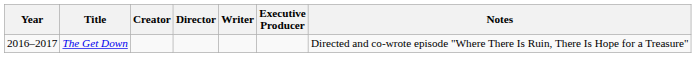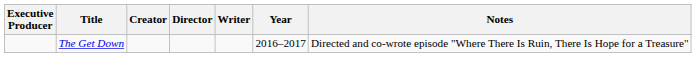columns swapped: (32, 19) <-> (283, 19)
